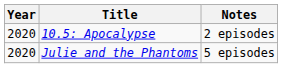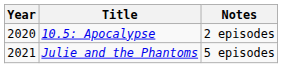(22, 53) 2020 -> (22, 53) 2021
